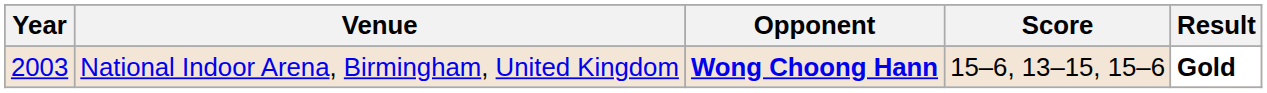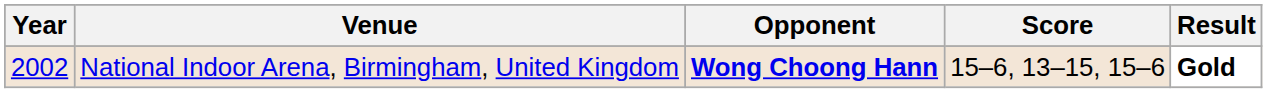(40, 66) 2003 -> (40, 66) 2002
